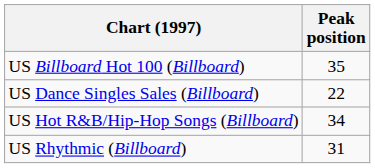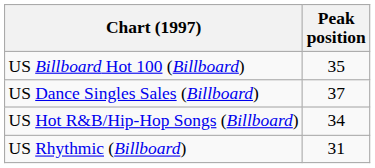(336, 93) 22 -> (336, 93) 37
